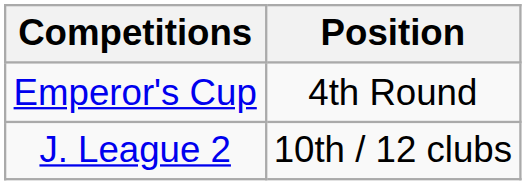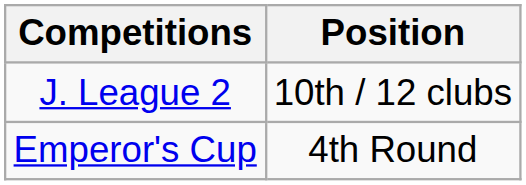rows swapped: (135, 149) <-> (135, 91)
